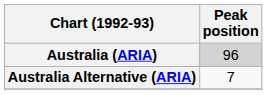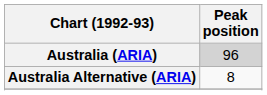(231, 77) 7 -> (231, 77) 8
